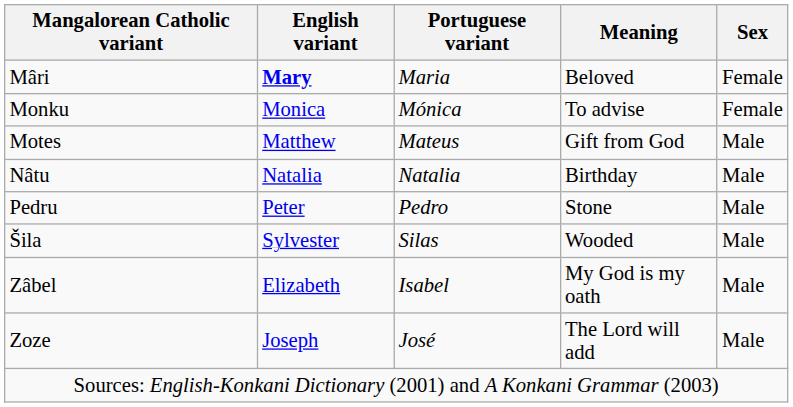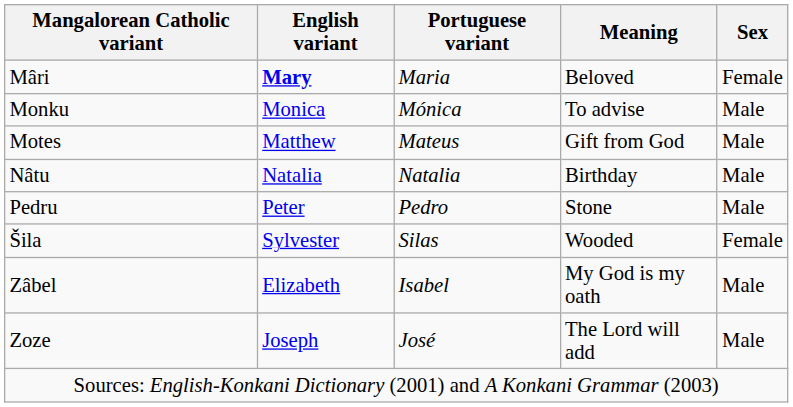(752, 109) Female -> (743, 109) Male
(743, 240) Male -> (752, 240) Female
